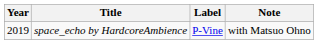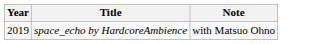- column: (208, 13)
